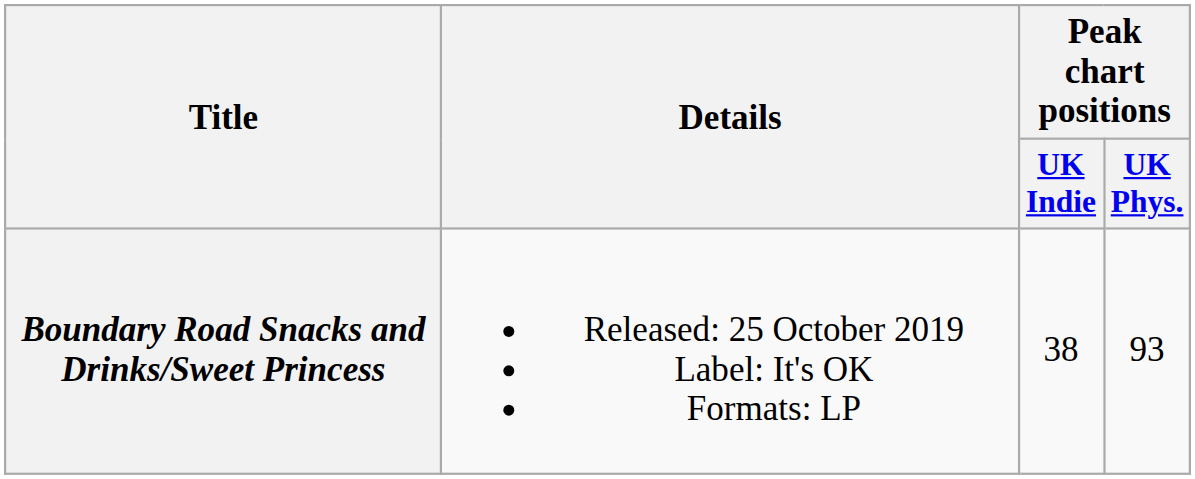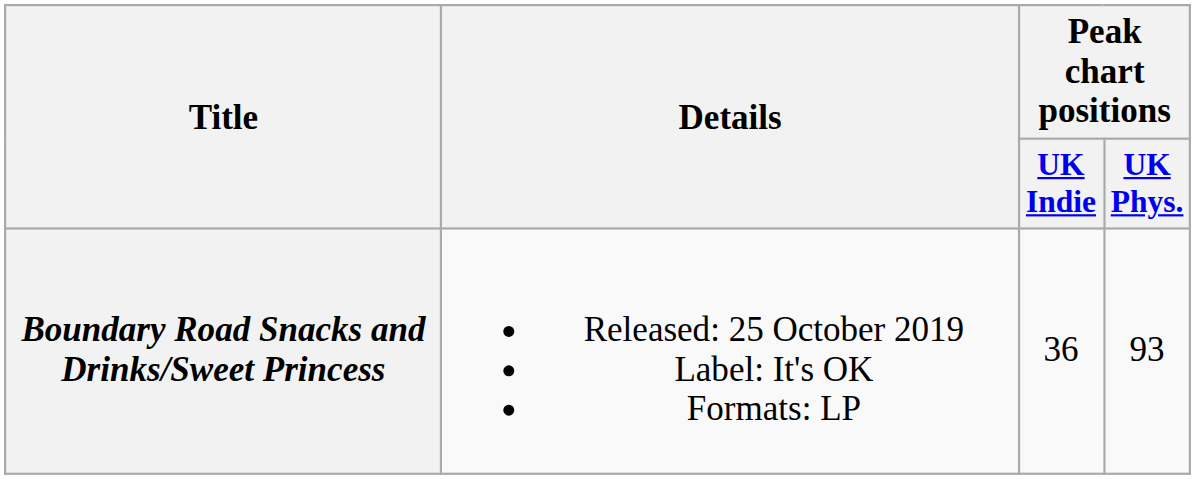(1061, 350) 38 -> (1061, 350) 36
